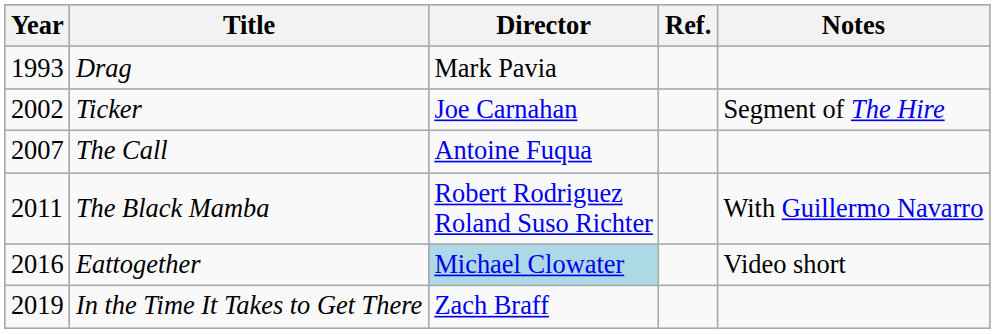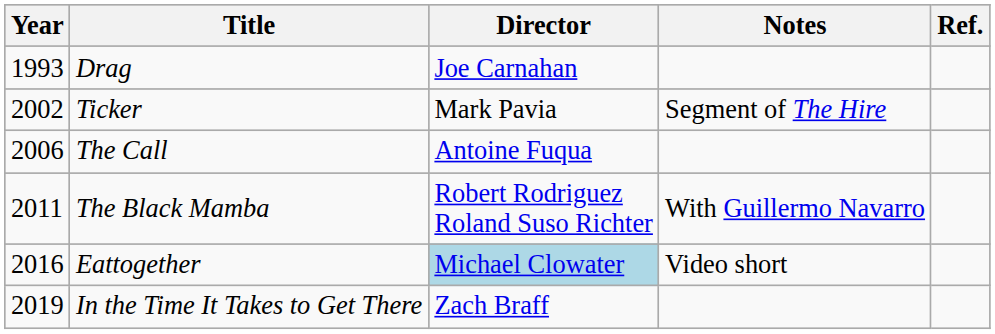columns swapped: (853, 25) <-> (688, 25)
(496, 67) Mark Pavia -> (506, 67) Joe Carnahan
(506, 109) Joe Carnahan -> (496, 109) Mark Pavia
(37, 151) 2007 -> (37, 151) 2006
